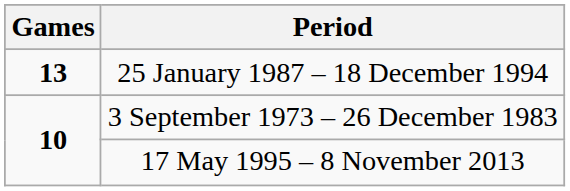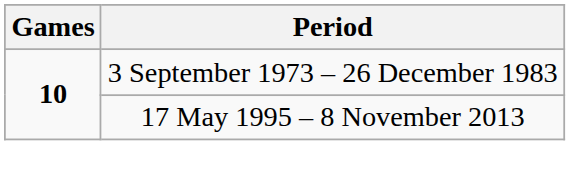- row: (333, 71)
